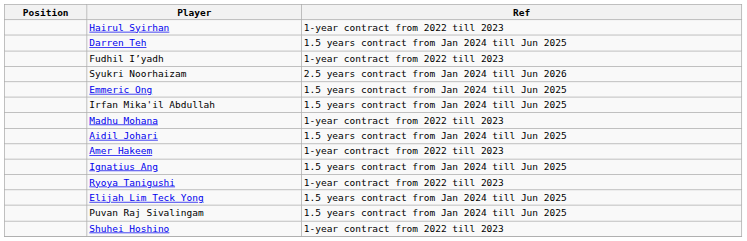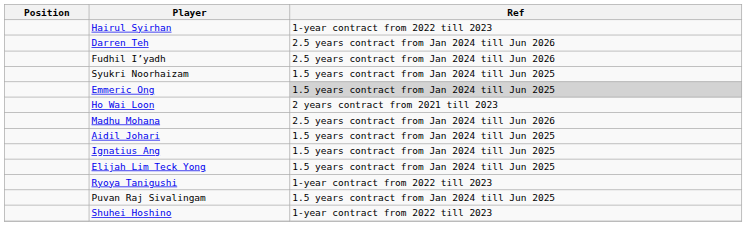(435, 43) 1.5 years contract from Jan 2024 till Jun 2025 -> (424, 43) 2.5 years contract from Jan 2024 till Jun 2026
(404, 58) 1-year contract from 2022 till 2023 -> (424, 58) 2.5 years contract from Jan 2024 till Jun 2026
(435, 74) 2.5 years contract from Jan 2024 till Jun 2026 -> (424, 74) 1.5 years contract from Jan 2024 till Jun 2025
(435, 89) no background -> (424, 89) lightgrey background
- row: (152, 105)
+ row: (123, 105)
(404, 120) 1-year contract from 2022 till 2023 -> (424, 120) 2.5 years contract from Jan 2024 till Jun 2026
- row: (121, 151)
rows swapped: (146, 198) <-> (132, 182)
